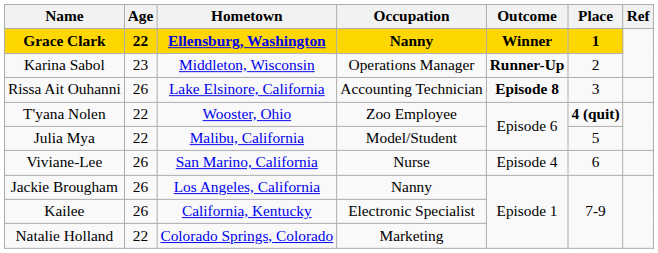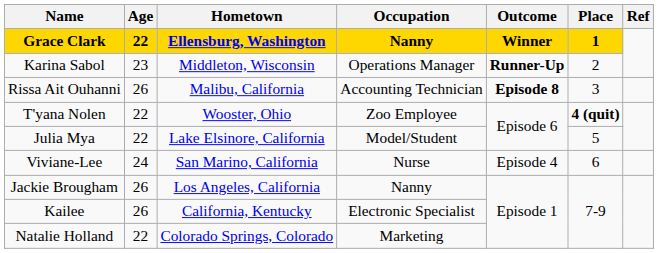(247, 89) Lake Elsinore, California -> (247, 89) Malibu, California
(247, 138) Malibu, California -> (247, 138) Lake Elsinore, California
(141, 162) 26 -> (141, 162) 24
